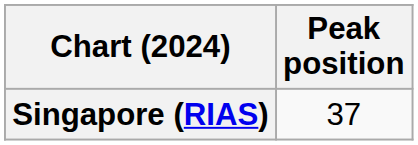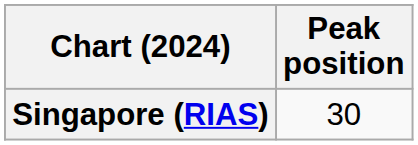(344, 113) 37 -> (344, 113) 30
